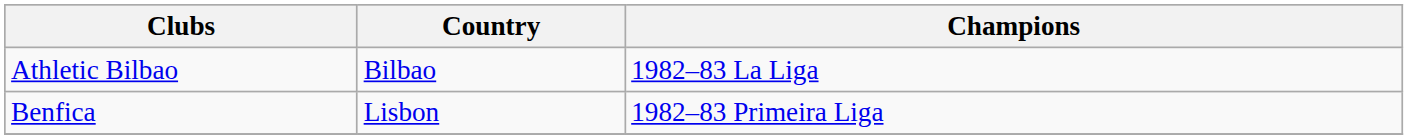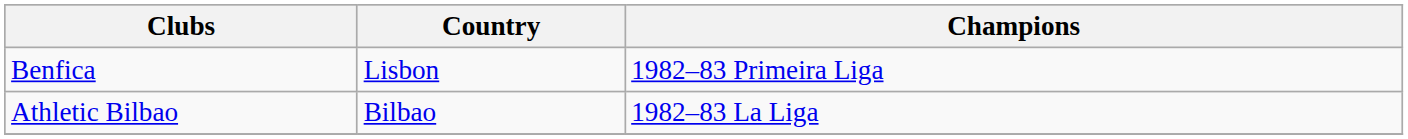rows swapped: (53, 112) <-> (95, 69)
